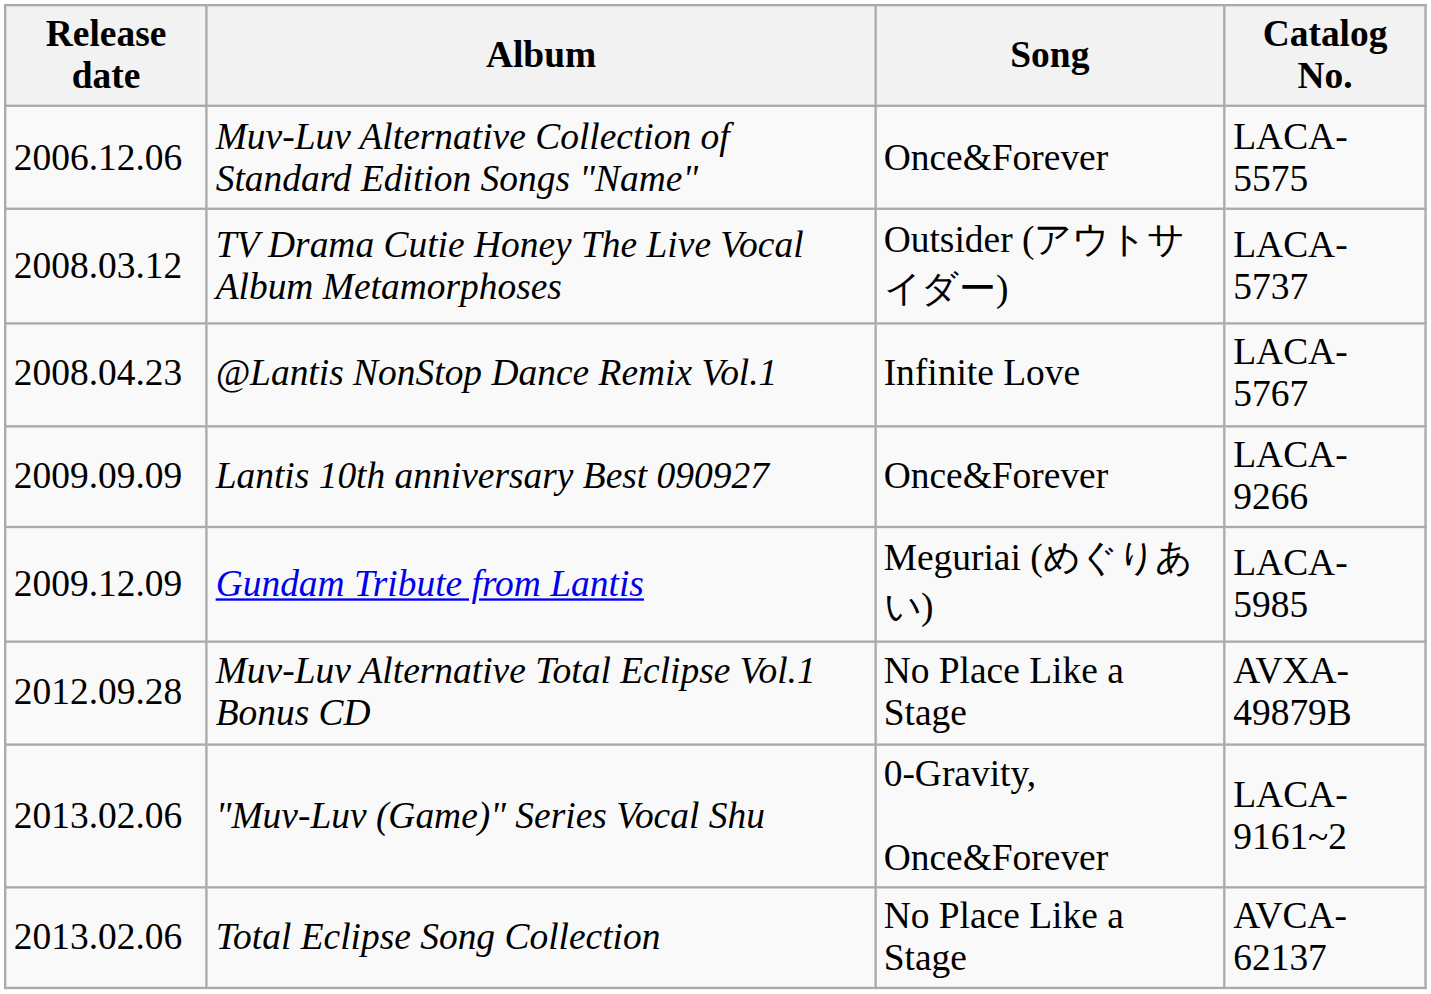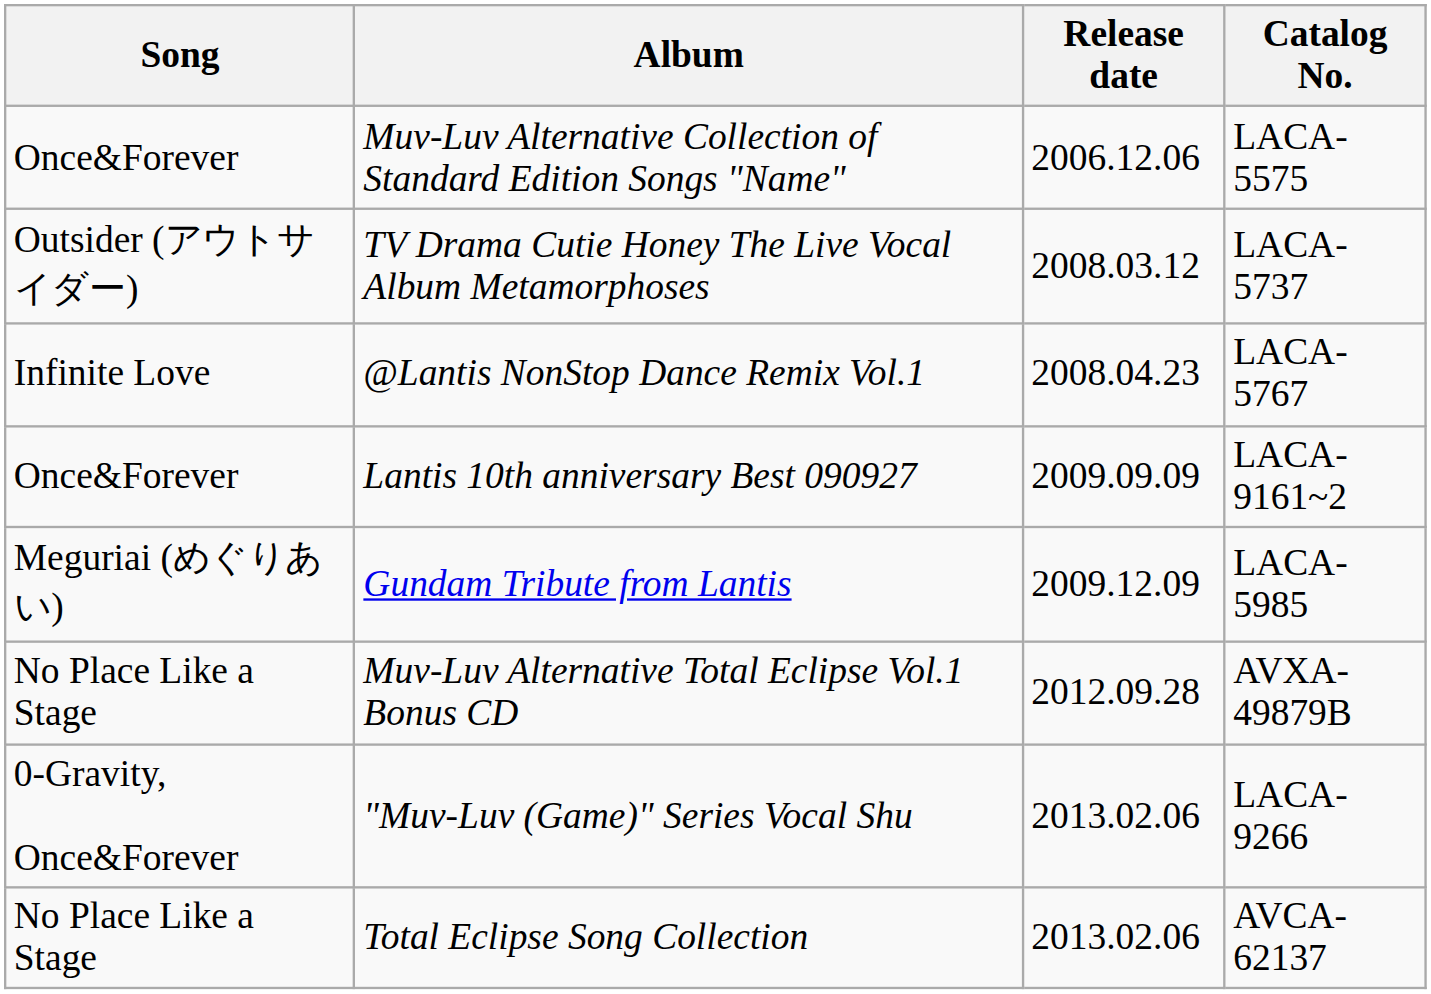columns swapped: (106, 55) <-> (1050, 55)
(1290, 475) LACA-9266 -> (1290, 475) LACA-9161~2
(1290, 814) LACA-9161~2 -> (1290, 814) LACA-9266
